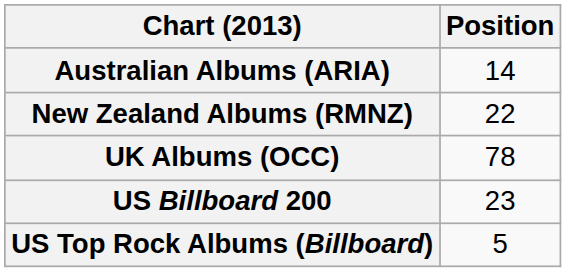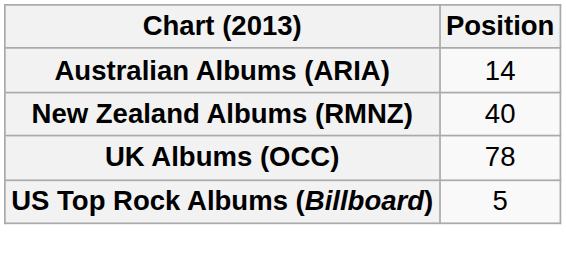(500, 113) 22 -> (500, 113) 40
- row: (222, 200)
